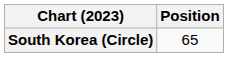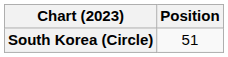(190, 40) 65 -> (190, 40) 51
